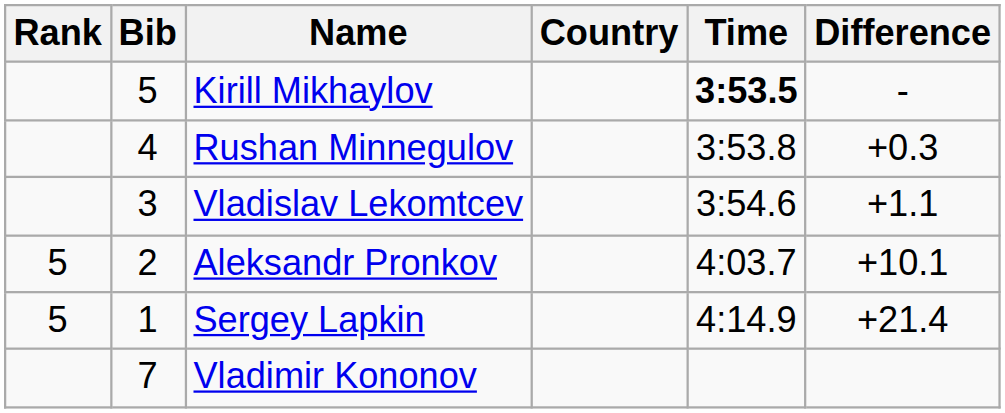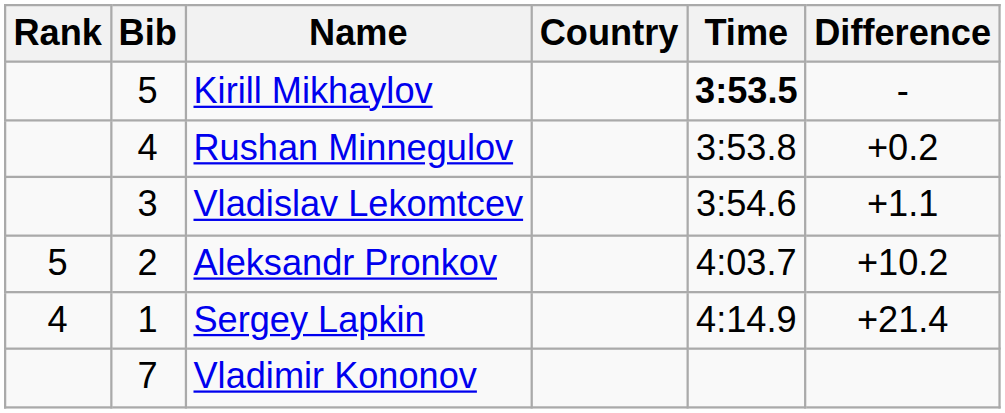(903, 147) +0.3 -> (903, 147) +0.2
(903, 262) +10.1 -> (903, 262) +10.2
(58, 319) 5 -> (58, 319) 4
